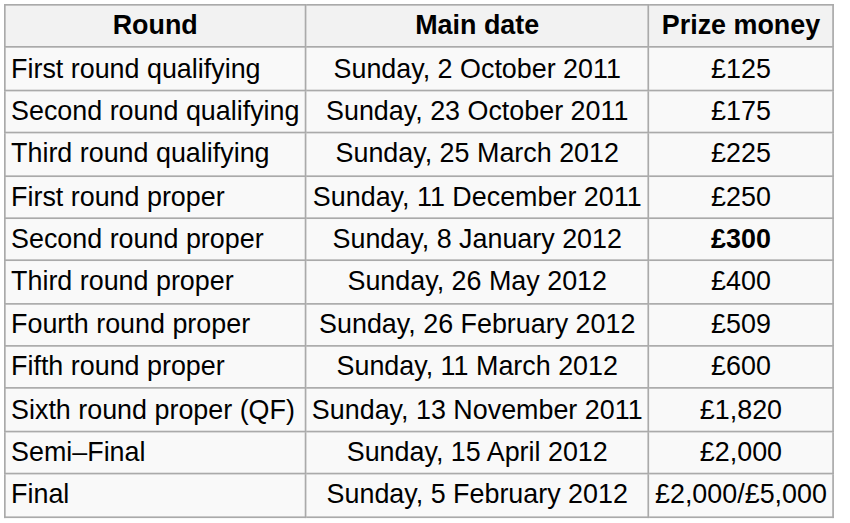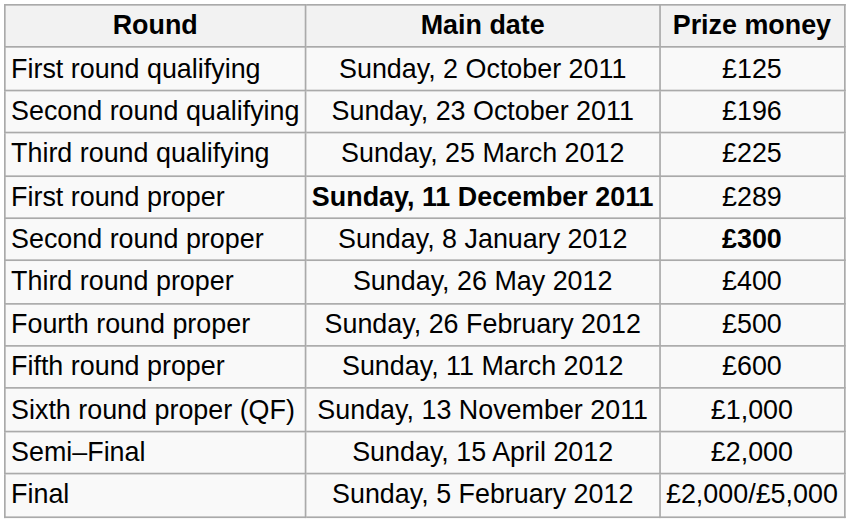(741, 111) £175 -> (752, 111) £196
(477, 196) normal -> (483, 196) bold
(741, 196) £250 -> (752, 196) £289
(741, 324) £509 -> (752, 324) £500
(741, 409) £1,820 -> (752, 409) £1,000
